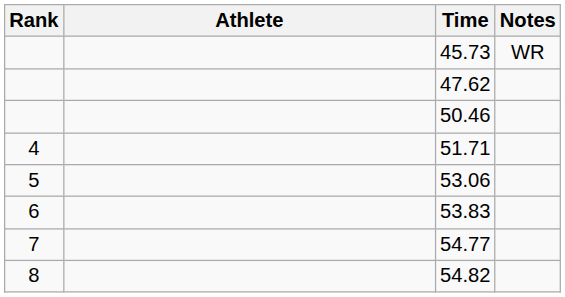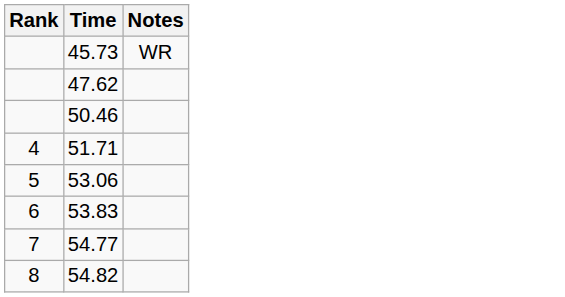- column: (249, 20)
